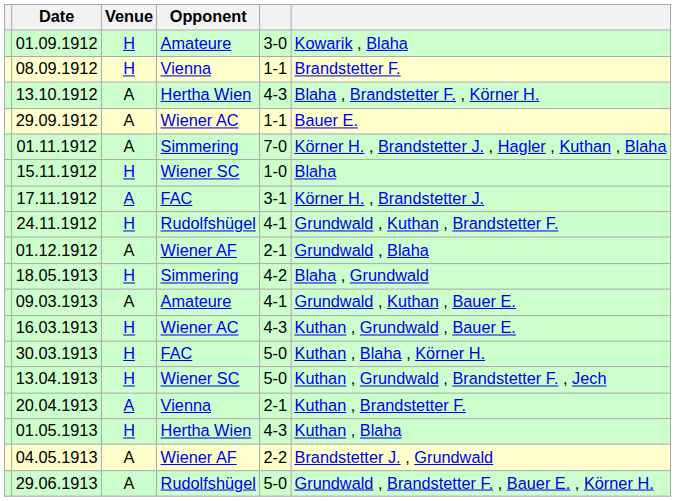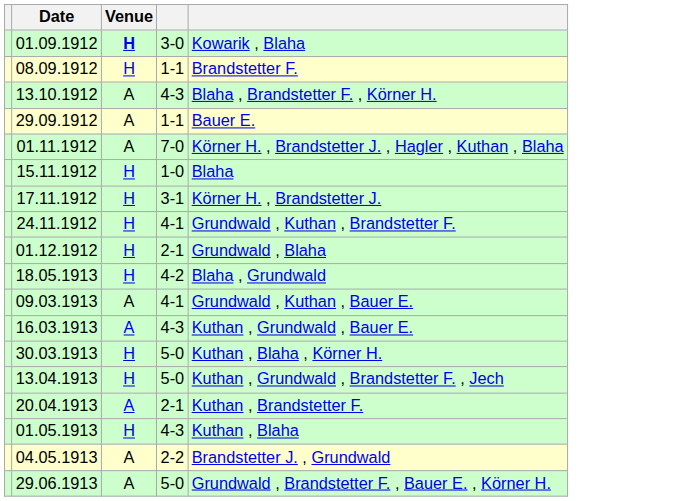- column: (208, 17)
(129, 43) normal -> (129, 43) bold
(129, 198) A -> (129, 198) H
(129, 250) A -> (129, 250) H
(129, 328) H -> (129, 328) A
